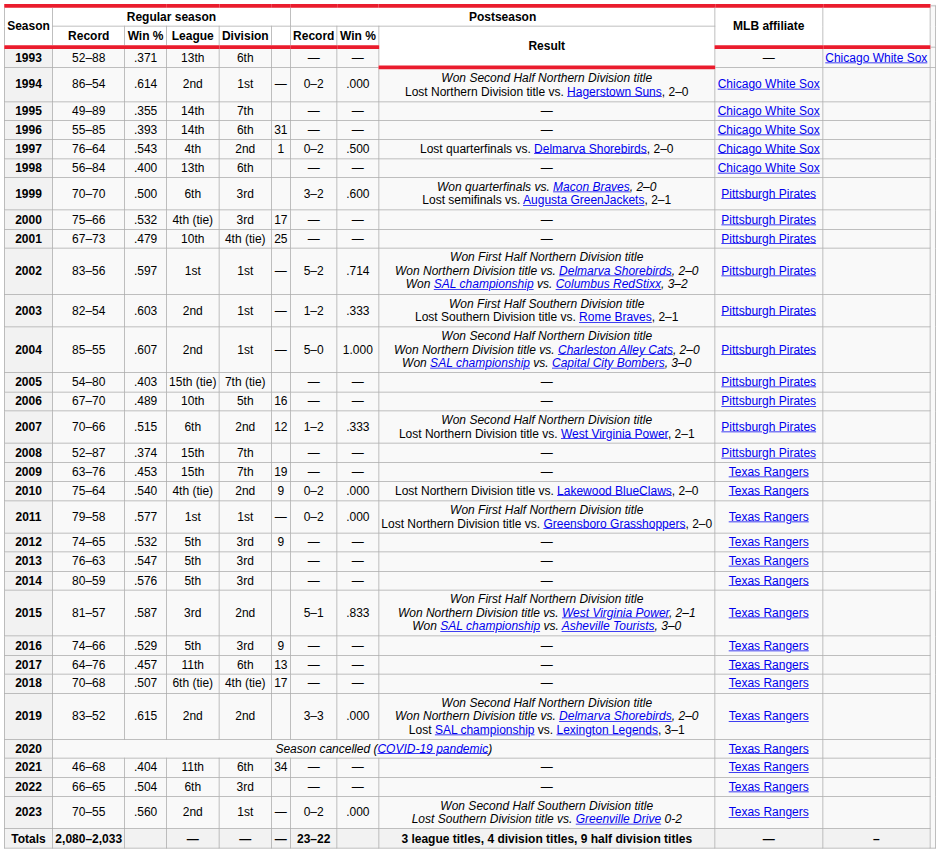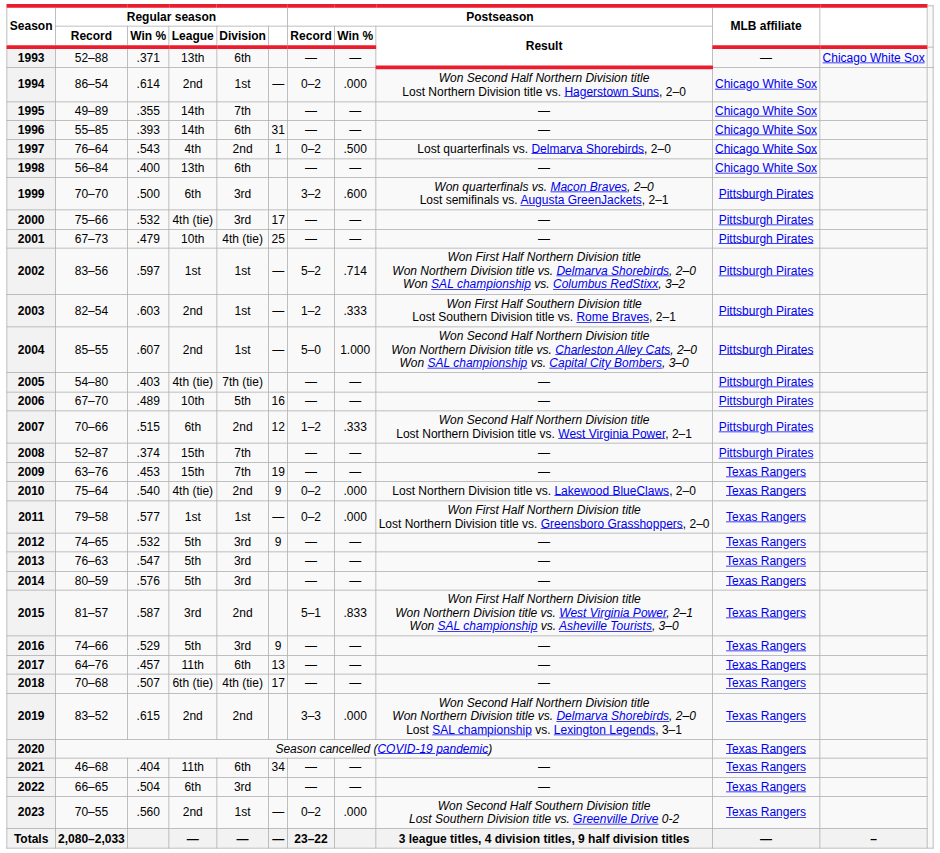(193, 382) 15th (tie) -> (193, 382) 4th (tie)
